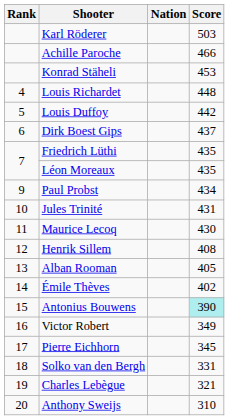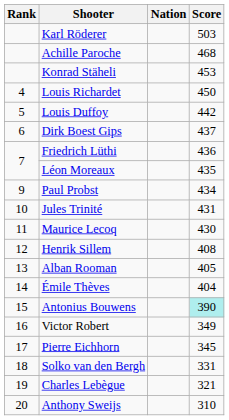(207, 53) 466 -> (207, 53) 468
(207, 92) 448 -> (207, 92) 450
(207, 151) 435 -> (207, 151) 436
(207, 287) 402 -> (207, 287) 404
